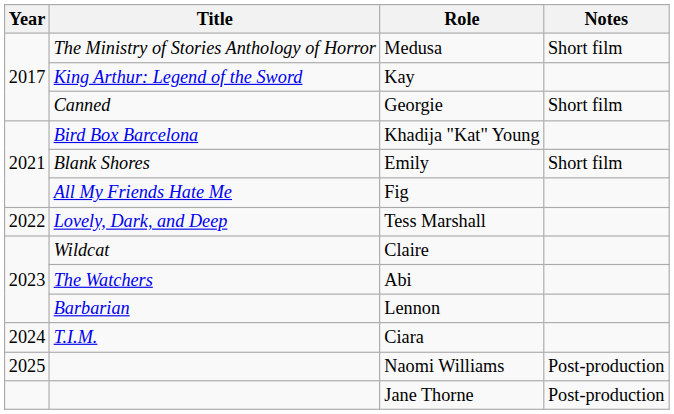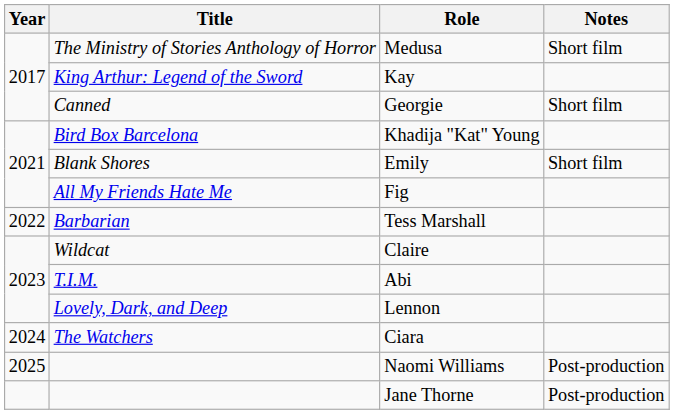(141, 221) Lovely, Dark, and Deep -> (92, 221) Barbarian
(103, 279) The Watchers -> (76, 279) T.I.M.
(92, 308) Barbarian -> (141, 308) Lovely, Dark, and Deep
(76, 337) T.I.M. -> (103, 337) The Watchers
